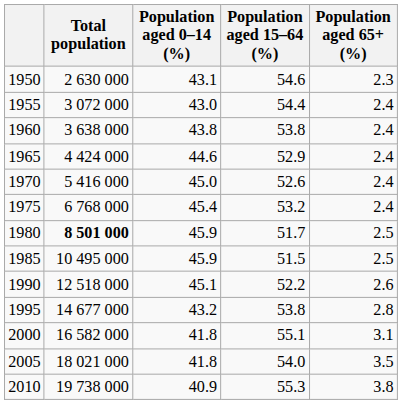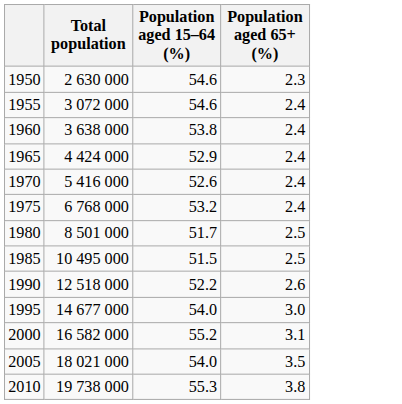- column: (177, 35)
(291, 104) 54.4 -> (203, 104) 54.6
(96, 233) bold -> (96, 233) normal
(291, 309) 53.8 -> (203, 309) 54.0
(383, 309) 2.8 -> (295, 309) 3.0
(291, 335) 55.1 -> (203, 335) 55.2
